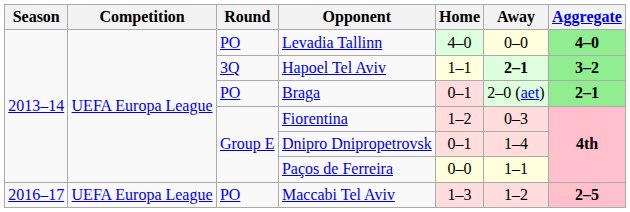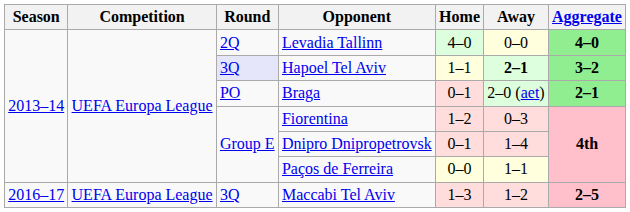(230, 42) PO -> (230, 42) 2Q
(230, 67) no background -> (230, 67) lavender background
(230, 194) PO -> (230, 194) 3Q
